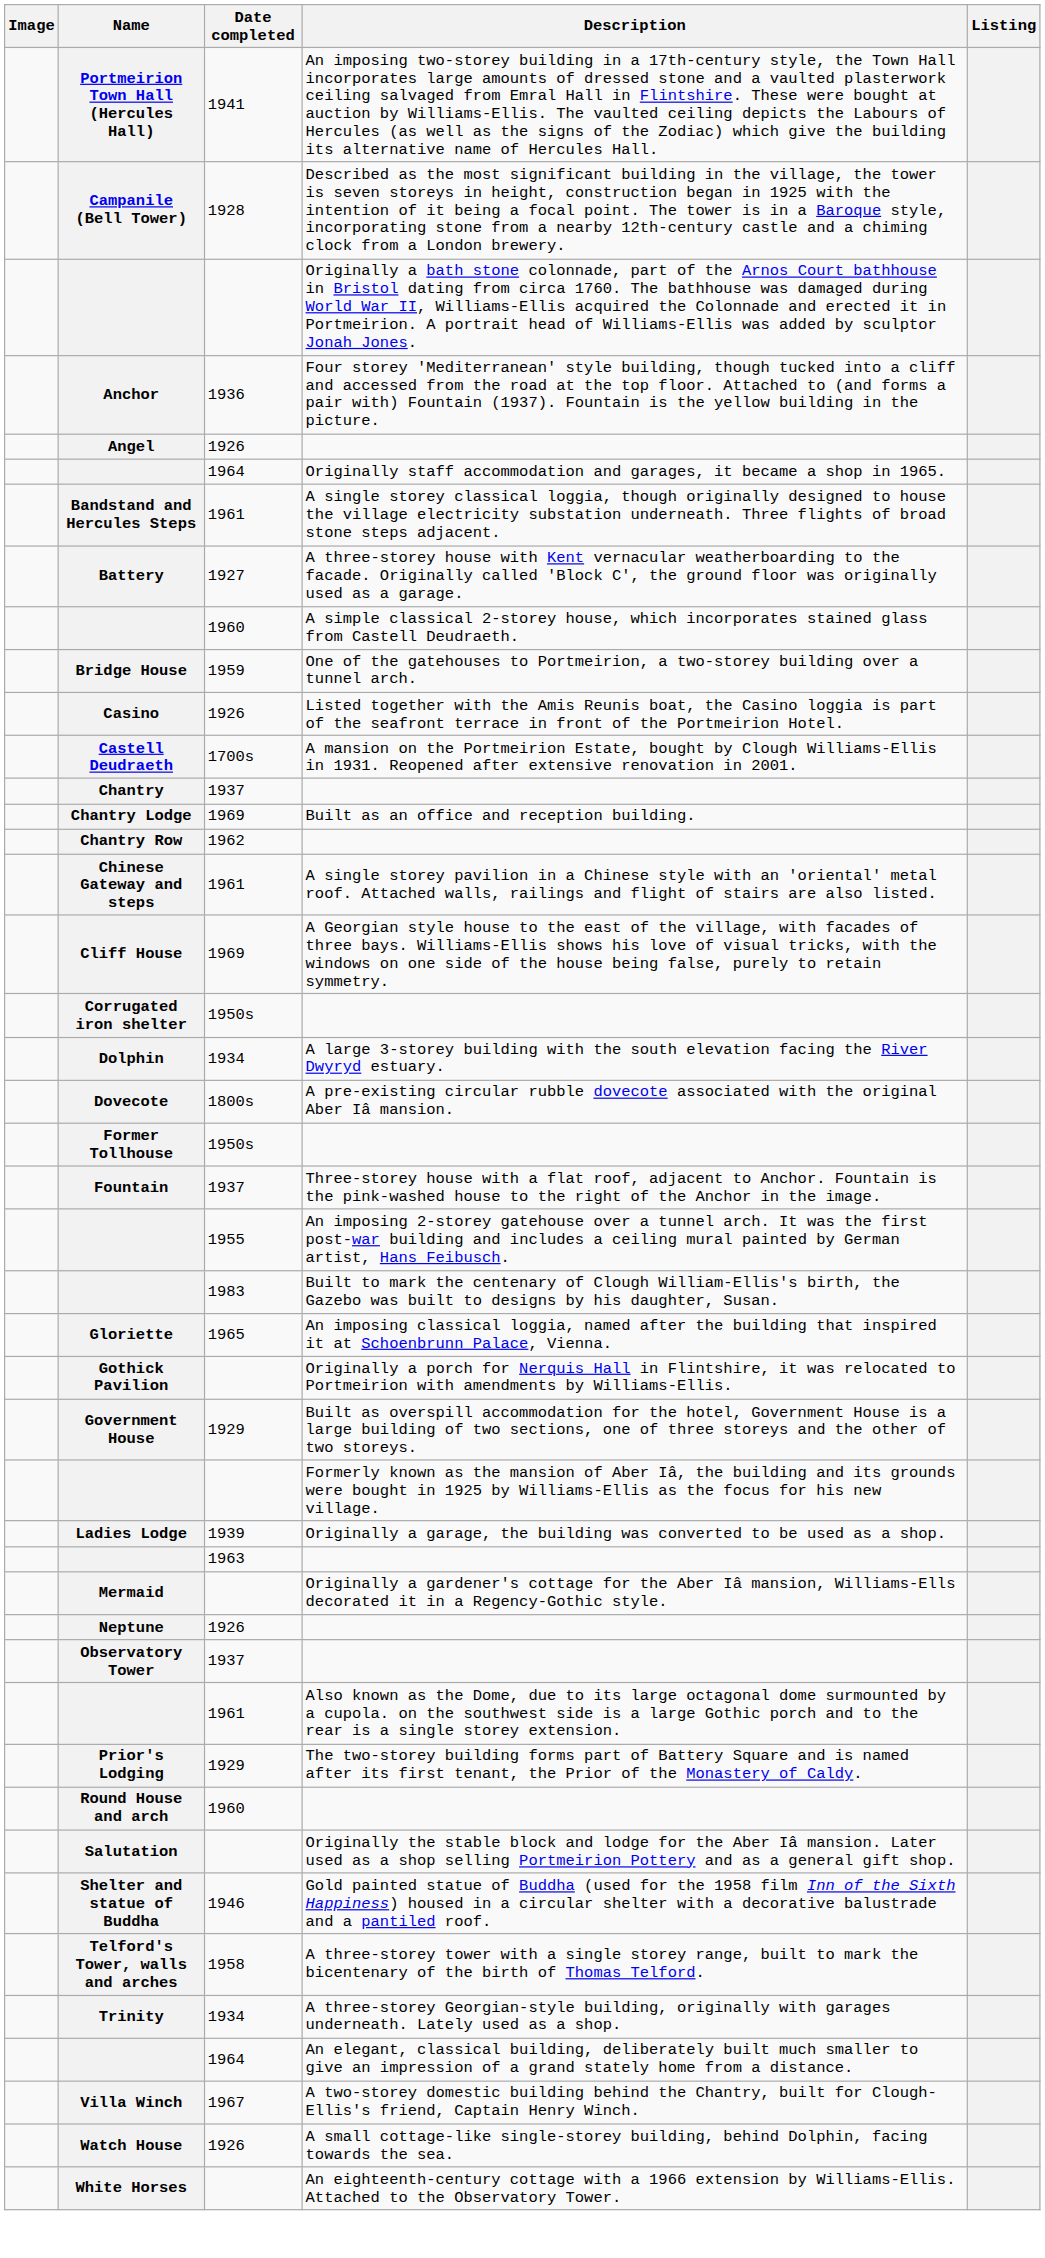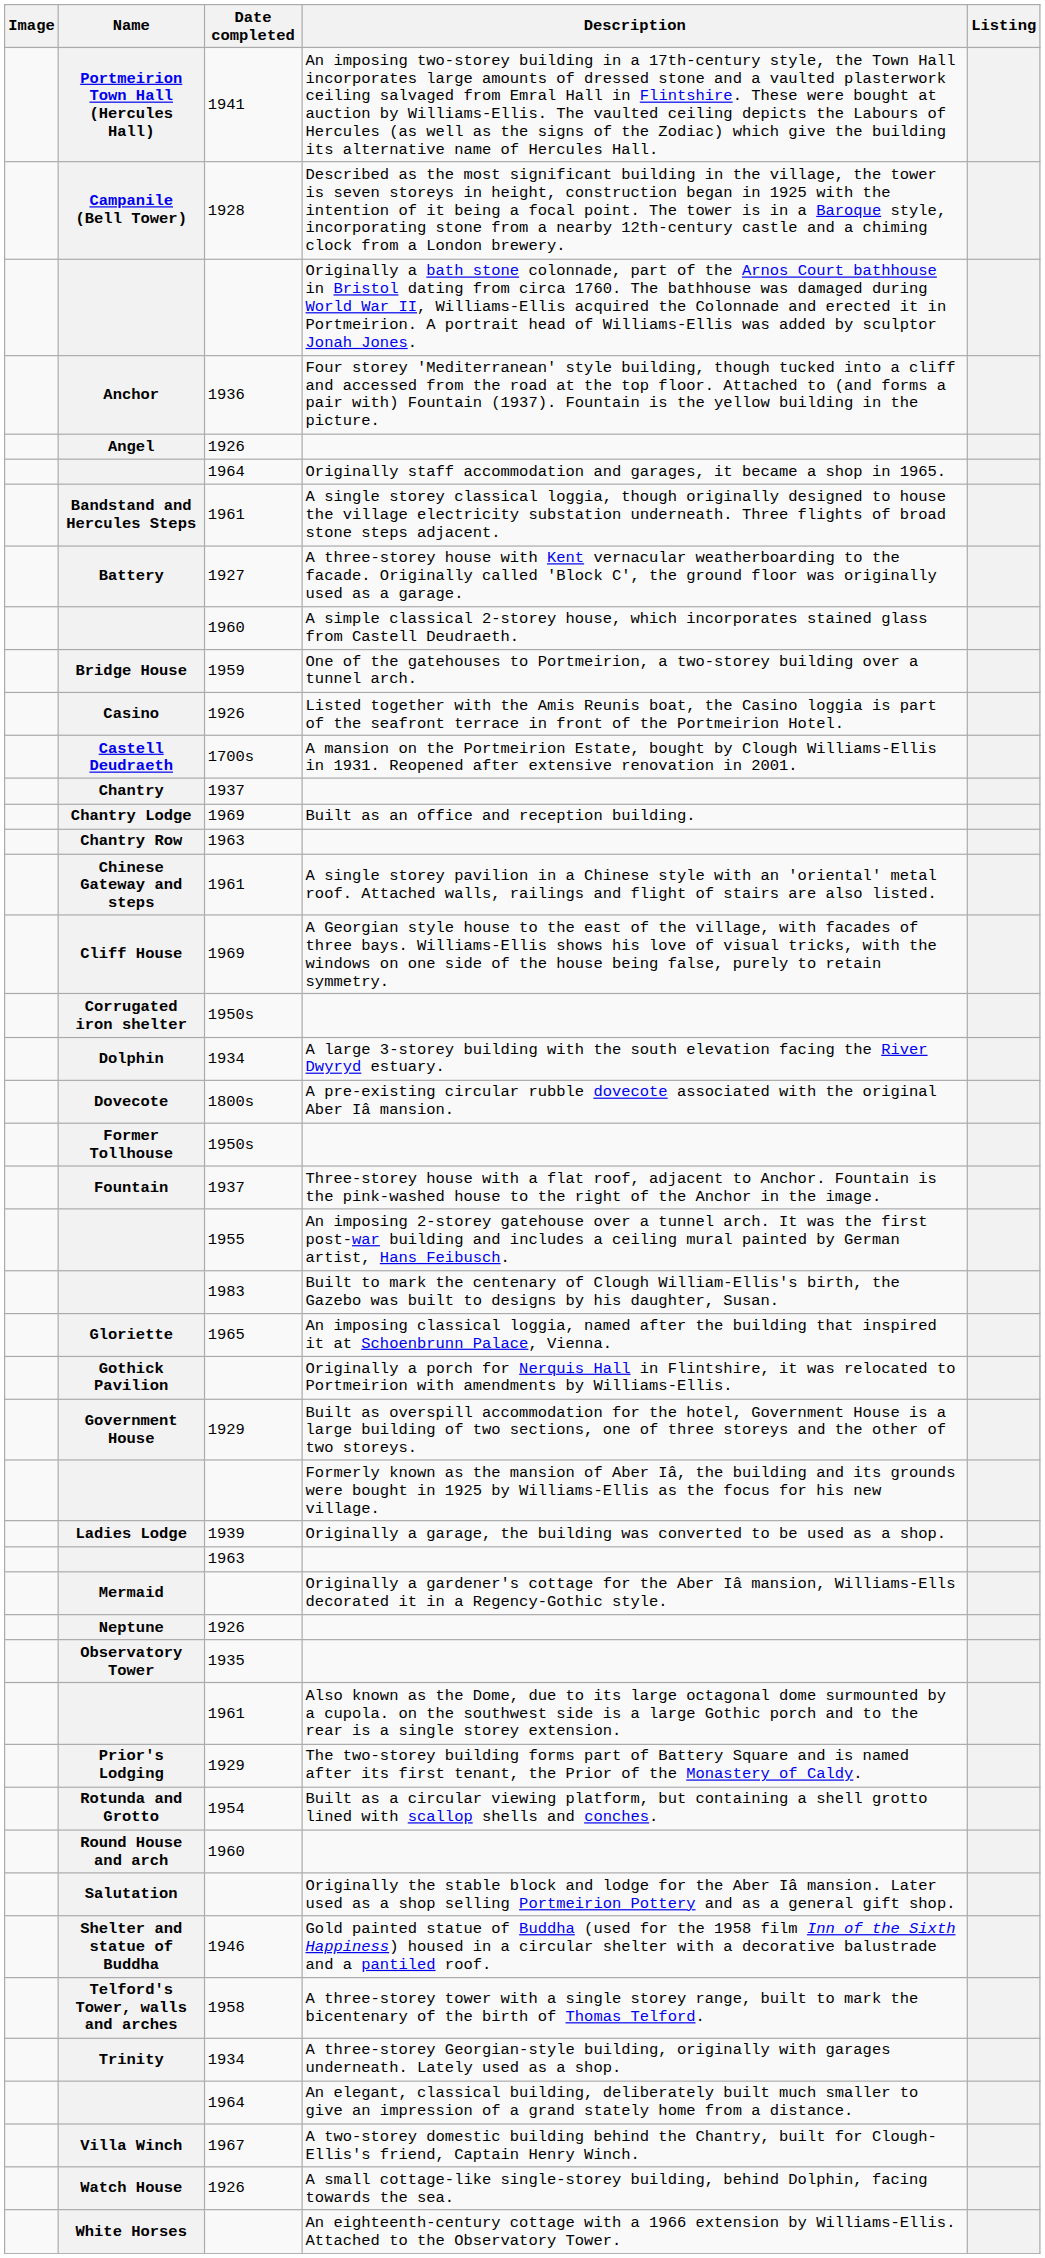(226, 842) 1962 -> (226, 842) 1963
(226, 1661) 1937 -> (226, 1661) 1935
+ row: (131, 1808)
